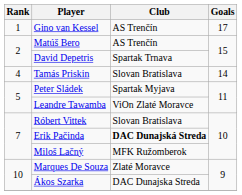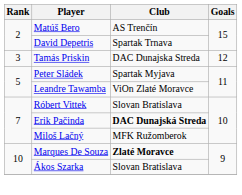- row: (66, 27)
(18, 74) 4 -> (18, 58) 3
(147, 74) Slovan Bratislava -> (156, 58) DAC Dunajska Streda
(223, 74) 14 -> (223, 58) 12
(141, 167) normal -> (143, 151) bold
(156, 182) DAC Dunajska Streda -> (147, 167) Slovan Bratislava
